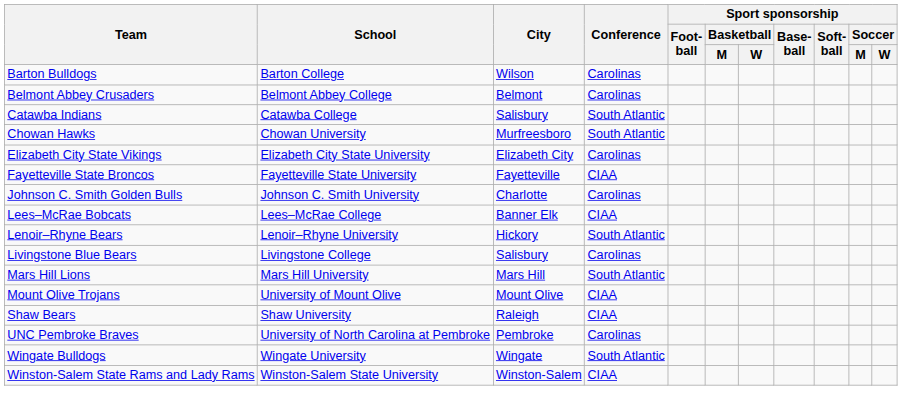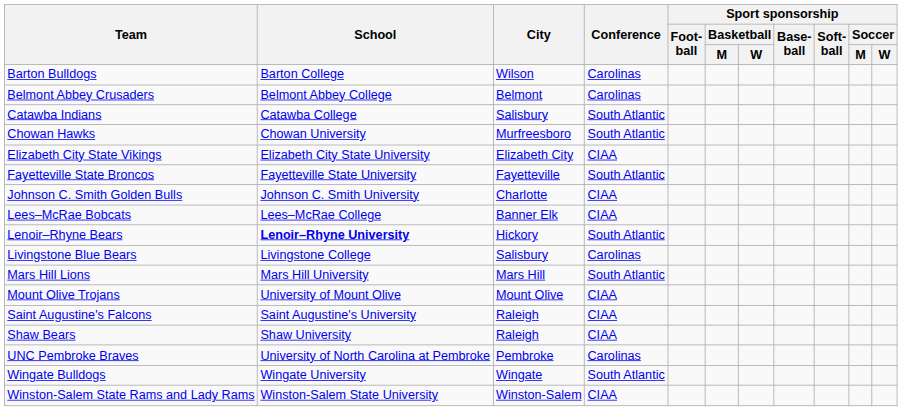(614, 154) Carolinas -> (602, 154) CIAA
(602, 174) CIAA -> (626, 174) South Atlantic
(614, 194) Carolinas -> (602, 194) CIAA
(329, 235) normal -> (335, 235) bold
+ row: (79, 315)
